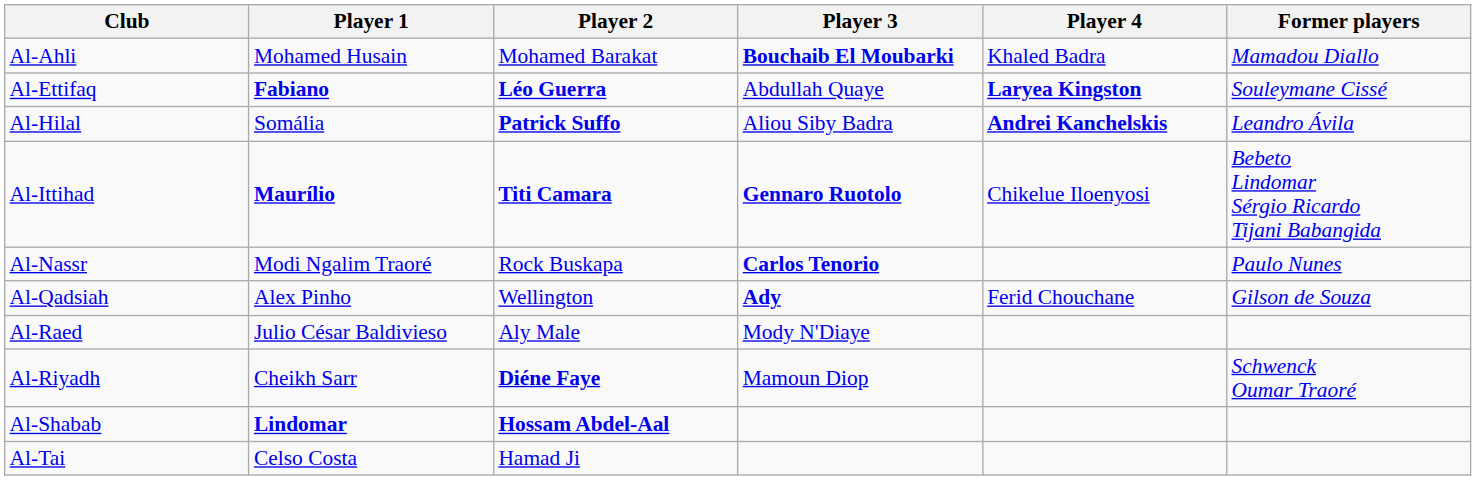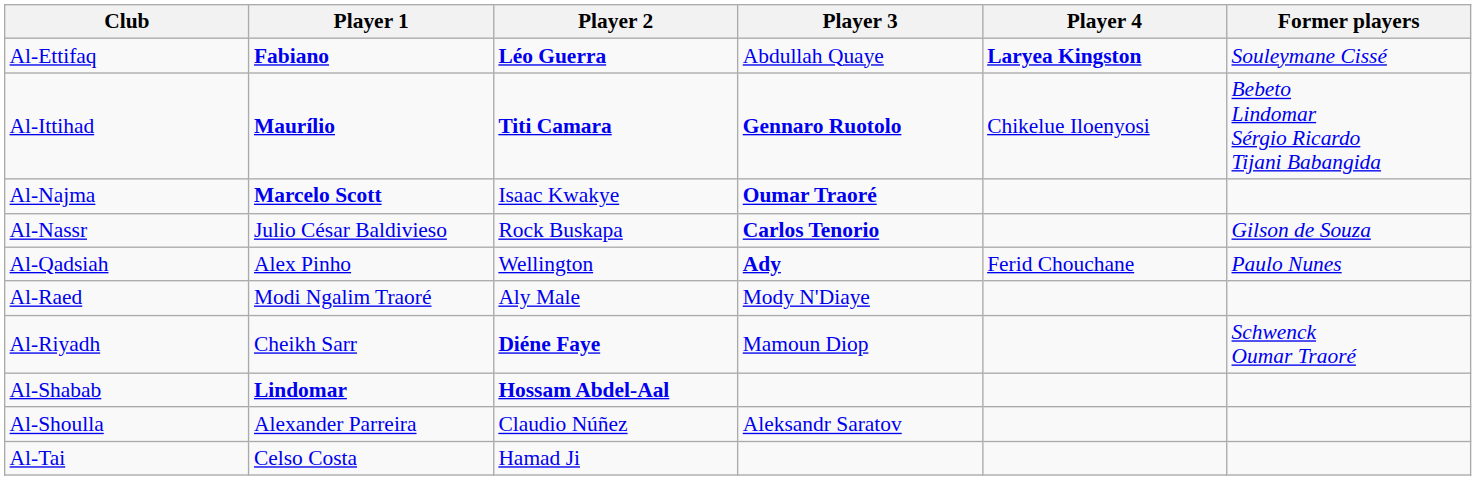- row: (43, 55)
- row: (45, 123)
+ row: (52, 195)
(343, 263) Modi Ngalim Traoré -> (350, 229) Julio César Baldivieso
(1287, 263) Paulo Nunes -> (1301, 229) Gilson de Souza
(1301, 297) Gilson de Souza -> (1287, 263) Paulo Nunes
(350, 331) Julio César Baldivieso -> (343, 297) Modi Ngalim Traoré
+ row: (57, 424)
